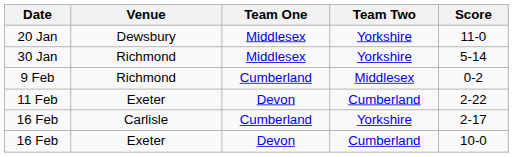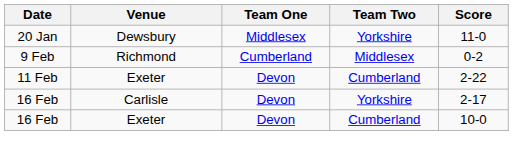- row: (37, 57)
(276, 120) Cumberland -> (276, 99) Devon
